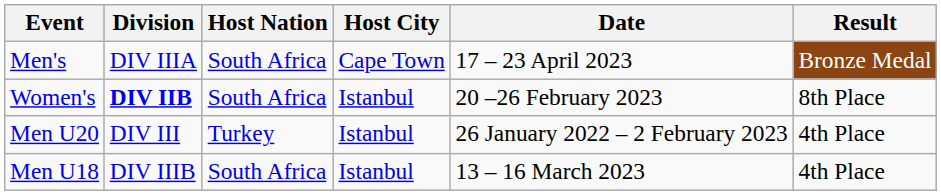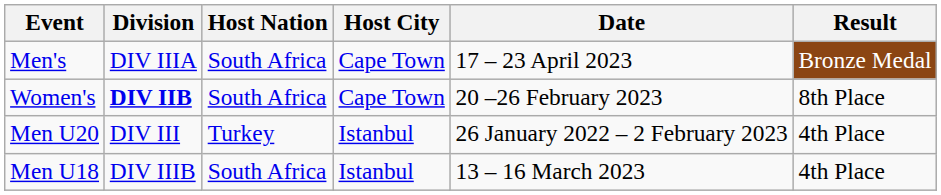(376, 97) Istanbul -> (392, 97) Cape Town
